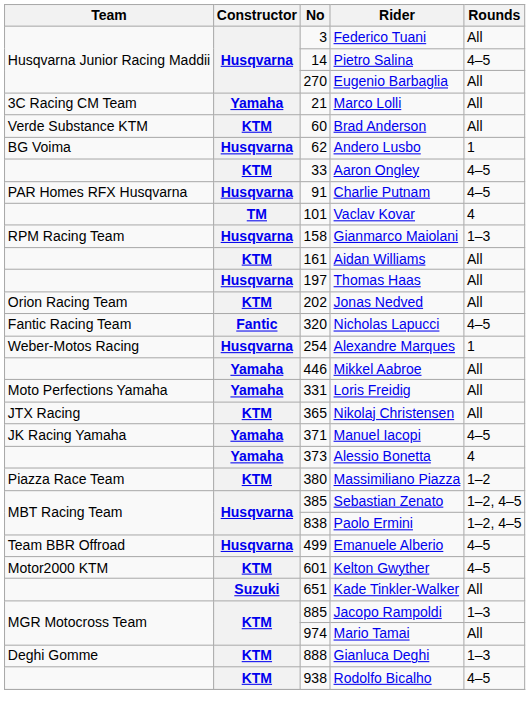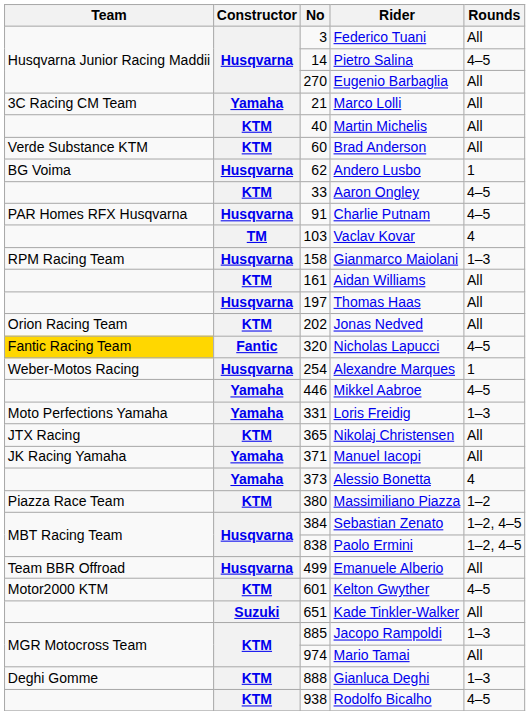+ row: (380, 126)
(315, 214) 101 -> (315, 236) 103
(70, 324) no background -> (70, 346) gold background
(475, 368) All -> (479, 391) 4–5
(475, 391) All -> (479, 413) 1–3
(479, 435) 4–5 -> (475, 457) All
(315, 501) 385 -> (315, 523) 384
(479, 545) 4–5 -> (475, 567) All
